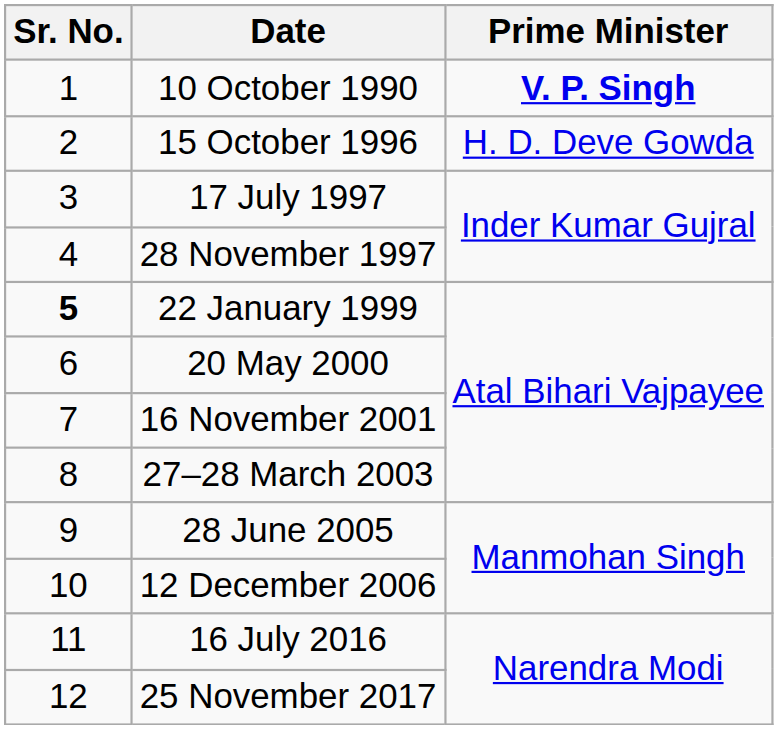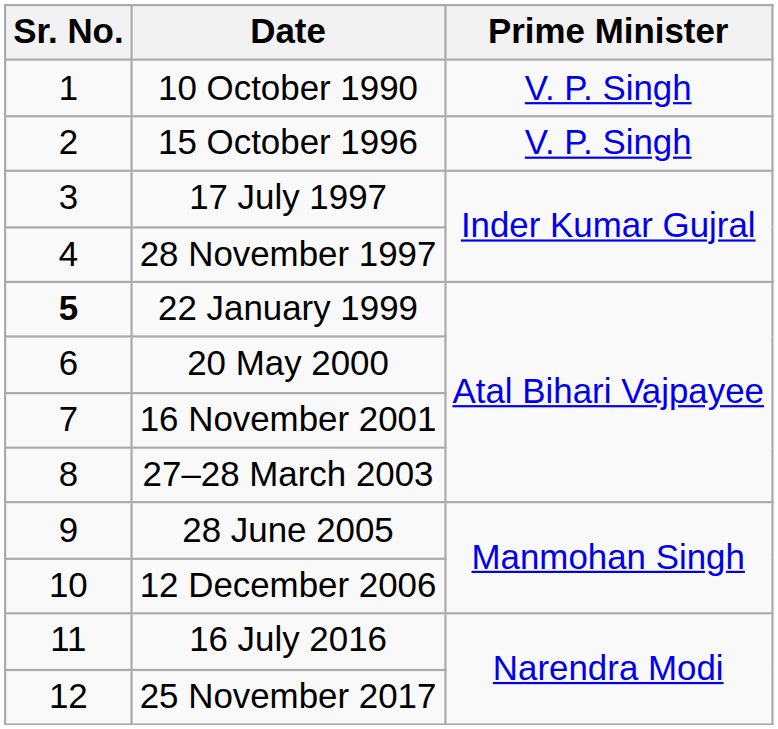(608, 87) bold -> (608, 87) normal
(608, 142) H. D. Deve Gowda -> (608, 142) V. P. Singh
